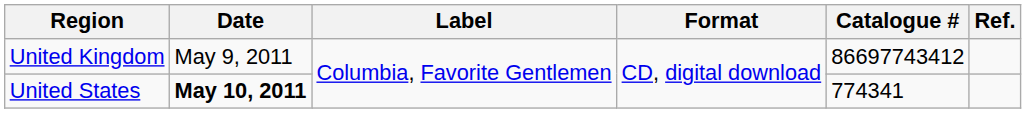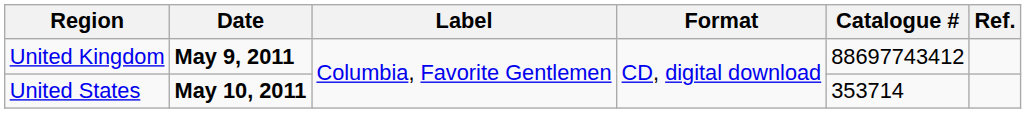(234, 56) normal -> (234, 56) bold
(898, 56) 86697743412 -> (898, 56) 88697743412
(868, 90) 774341 -> (868, 90) 353714
